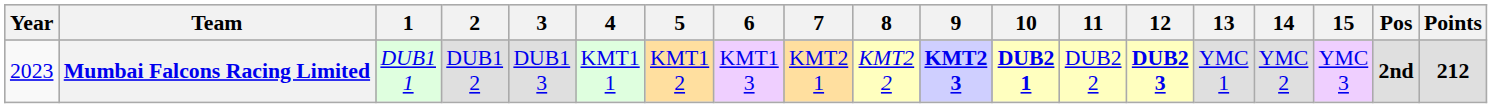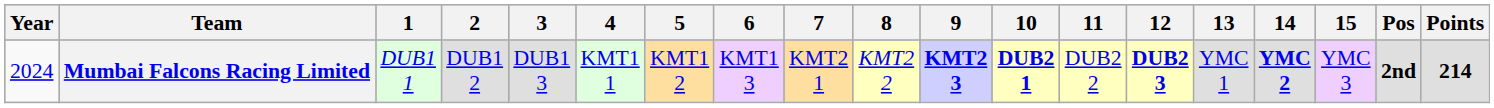(32, 70) 2023 -> (32, 70) 2024
(1284, 70) normal -> (1285, 70) bold
(1453, 70) 212 -> (1455, 70) 214
